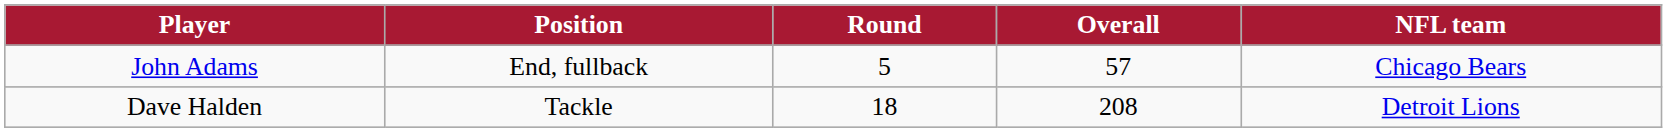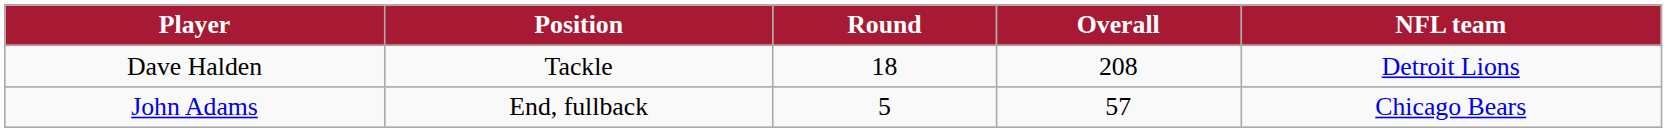rows swapped: (195, 65) <-> (195, 106)
